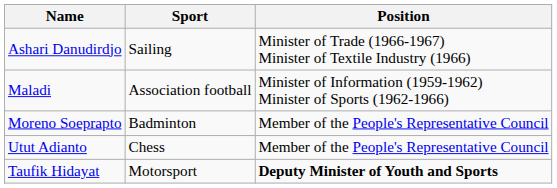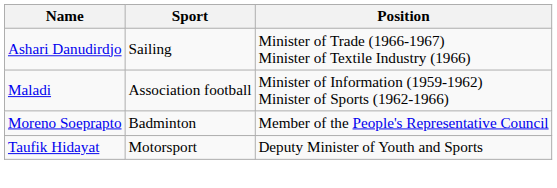- row: (47, 147)
(378, 171) bold -> (371, 147) normal
